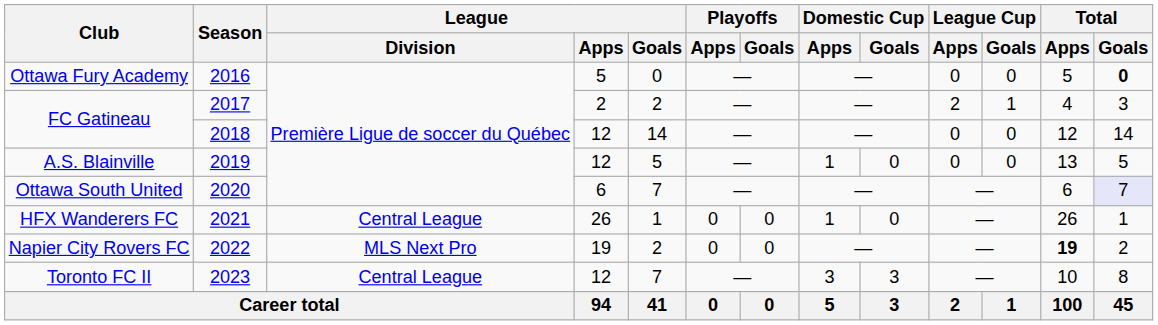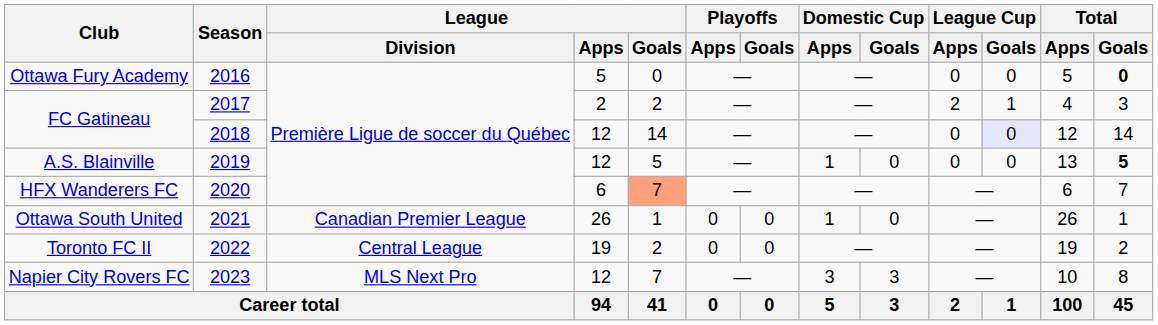(1011, 133) no background -> (1011, 133) lavender background
(1123, 162) normal -> (1123, 162) bold
(99, 190) Ottawa South United -> (99, 190) HFX Wanderers FC
(657, 190) no background -> (657, 190) lightsalmon background
(1123, 190) lavender background -> (1123, 190) no background
(99, 219) HFX Wanderers FC -> (99, 219) Ottawa South United
(420, 219) Central League -> (420, 219) Canadian Premier League
(99, 248) Napier City Rovers FC -> (99, 248) Toronto FC II
(420, 248) MLS Next Pro -> (420, 248) Central League
(1067, 248) bold -> (1067, 248) normal
(99, 276) Toronto FC II -> (99, 276) Napier City Rovers FC
(420, 276) Central League -> (420, 276) MLS Next Pro
